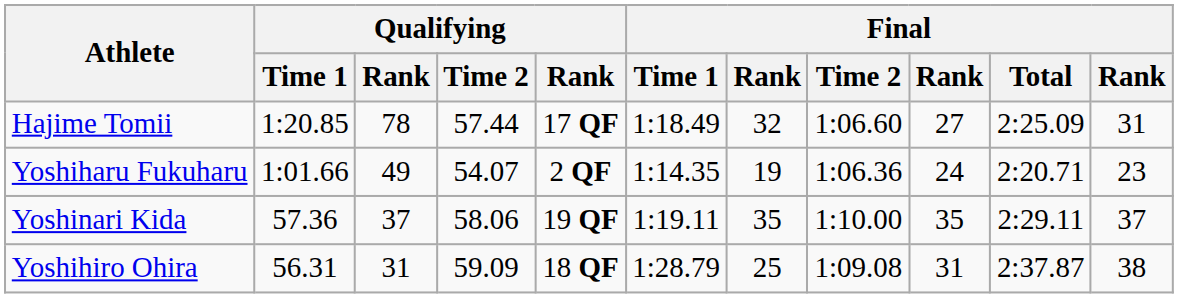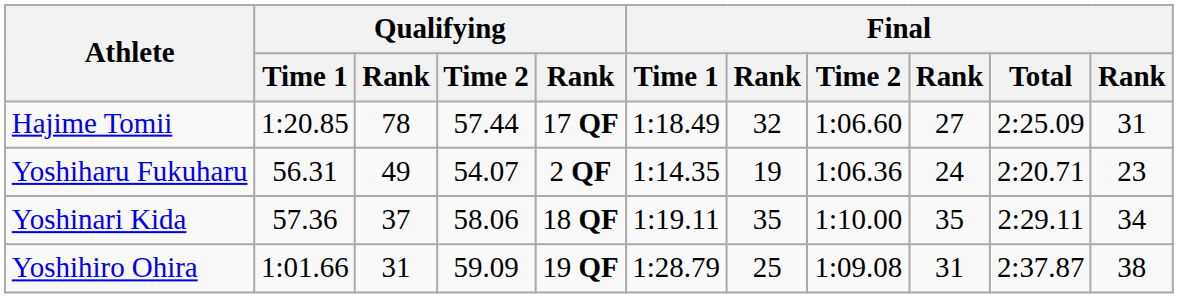(305, 171) 1:01.66 -> (305, 171) 56.31
(581, 219) 19 QF -> (581, 219) 18 QF
(1132, 219) 37 -> (1132, 219) 34
(305, 267) 56.31 -> (305, 267) 1:01.66
(581, 267) 18 QF -> (581, 267) 19 QF
